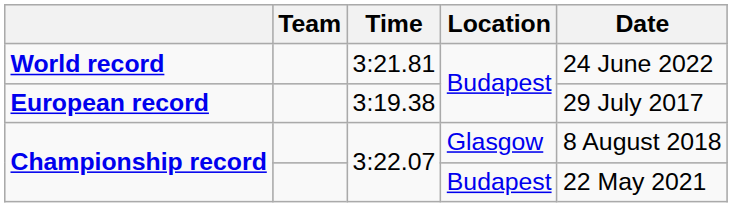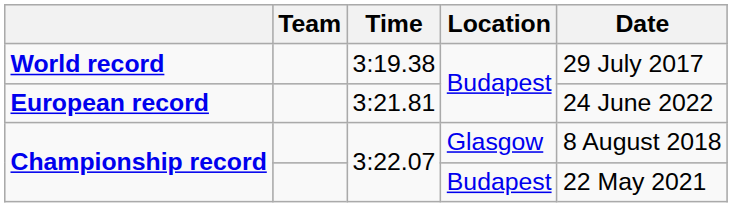(394, 63) 3:21.81 -> (394, 63) 3:19.38
(638, 63) 24 June 2022 -> (633, 63) 29 July 2017
(394, 102) 3:19.38 -> (394, 102) 3:21.81
(633, 102) 29 July 2017 -> (638, 102) 24 June 2022
